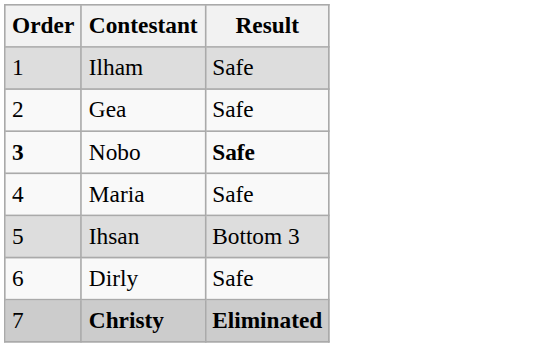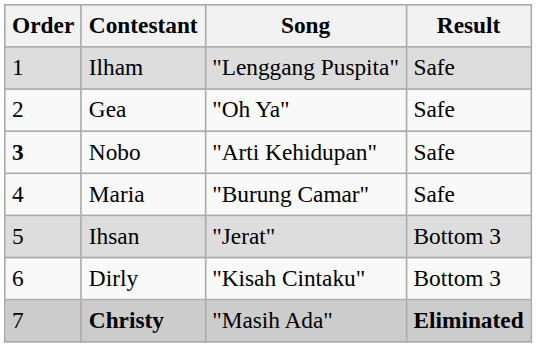+ column: (306, 25)
(234, 152) bold -> (434, 152) normal
(233, 278) Safe -> (457, 278) Bottom 3
